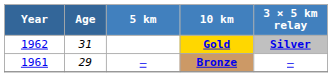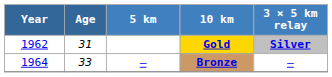(34, 63) 1961 -> (34, 63) 1964
(85, 63) 29 -> (85, 63) 33
